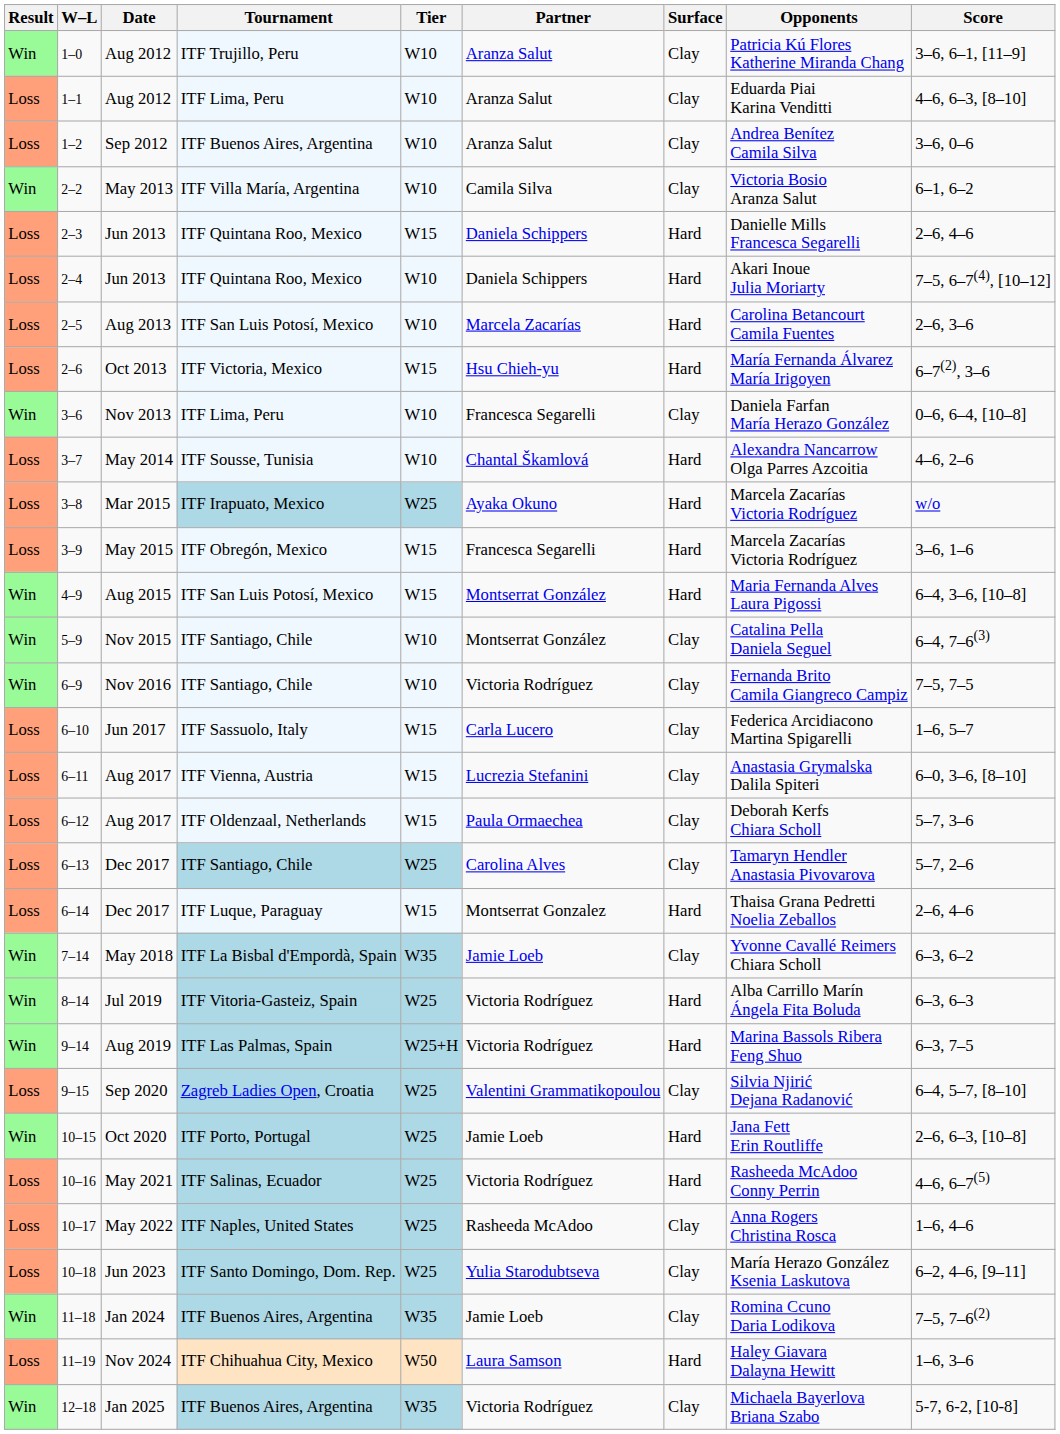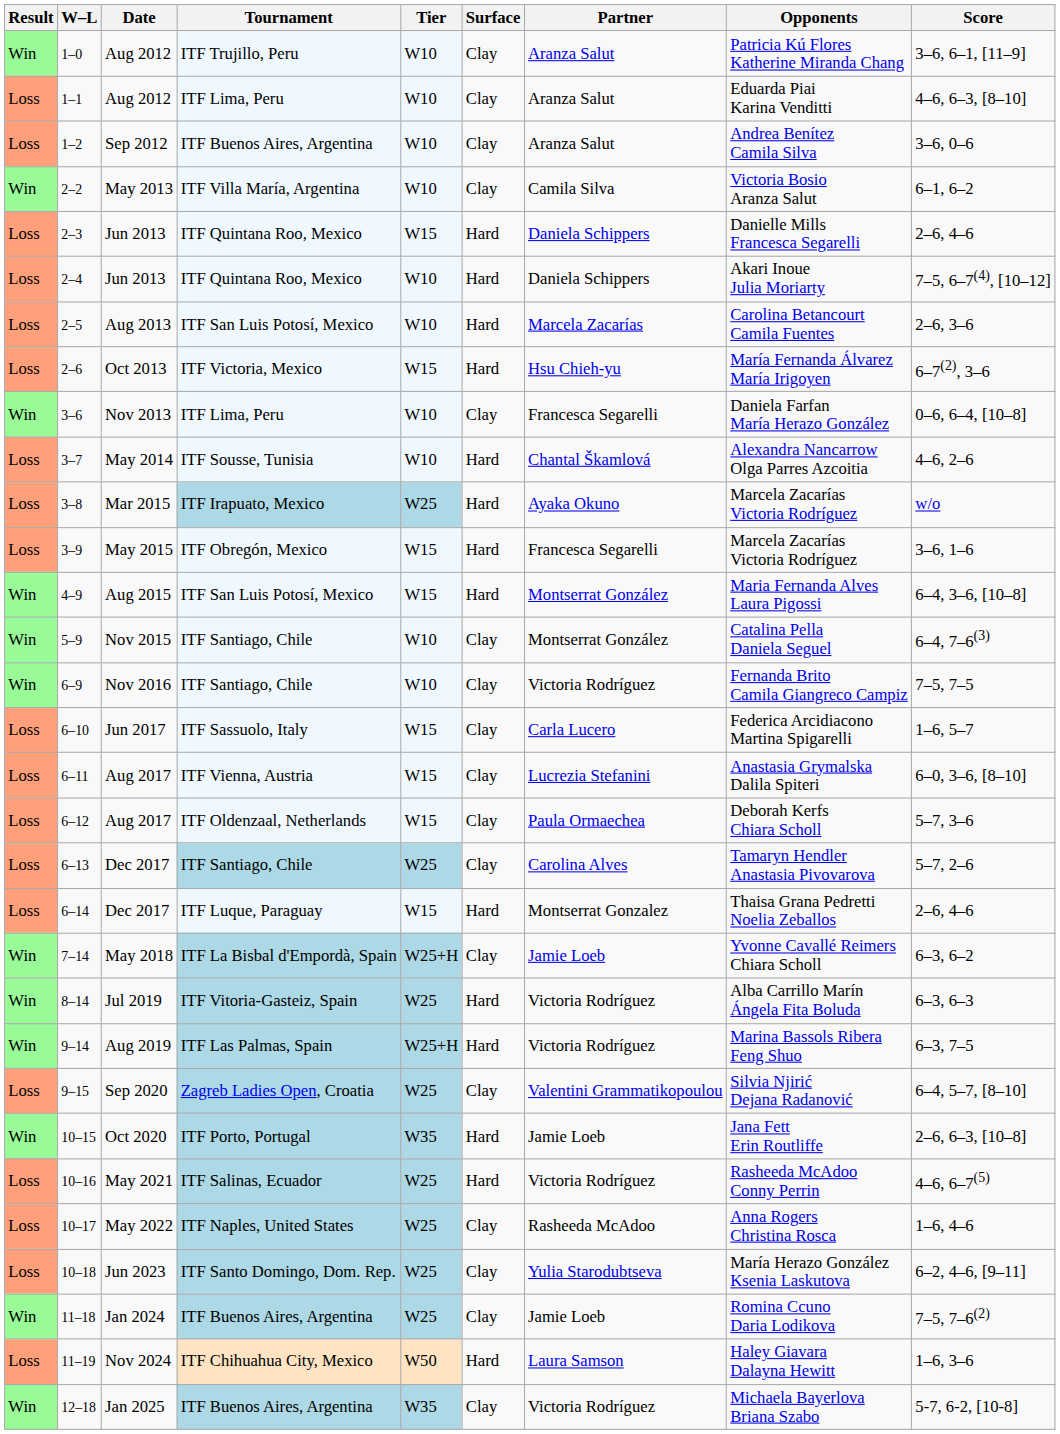columns swapped: (695, 17) <-> (563, 17)
(421, 955) W35 -> (431, 955) W25+H
(421, 1136) W25 -> (421, 1136) W35
(421, 1316) W35 -> (421, 1316) W25
